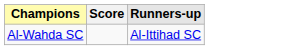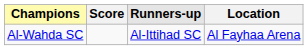+ column: (254, 14)
